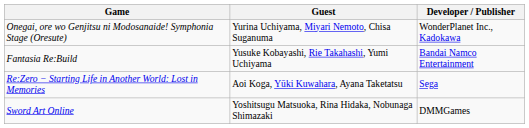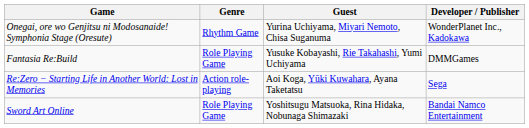+ column: (232, 12)
(448, 58) Bandai Namco Entertainment -> (453, 58) DMMGames
(445, 110) DMMGames -> (457, 110) Bandai Namco Entertainment
